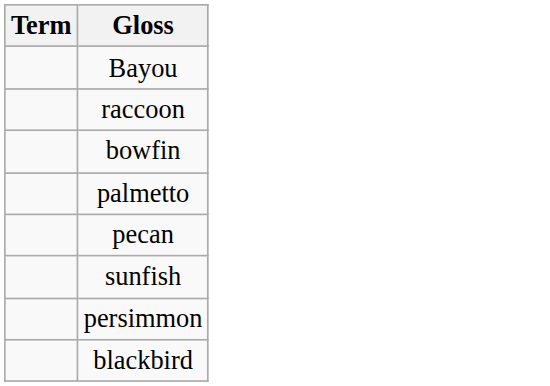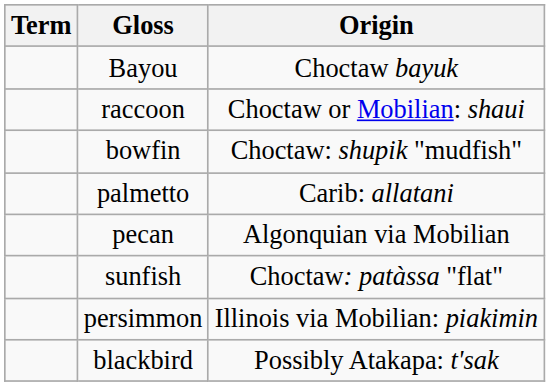+ column: (376, 25)
